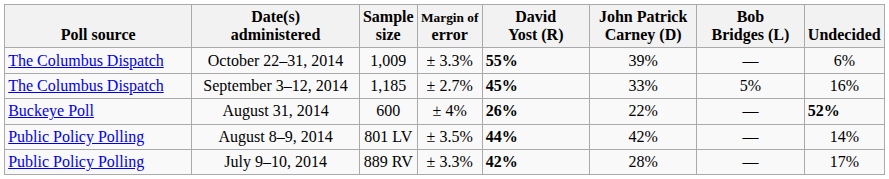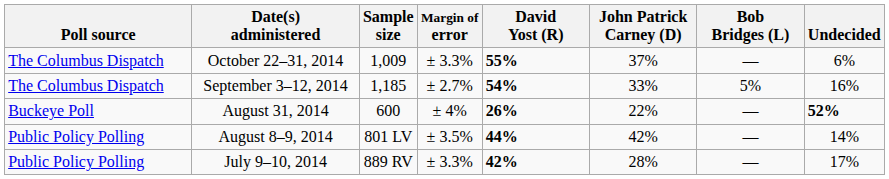(643, 60) 39% -> (643, 60) 37%
(502, 85) 45% -> (502, 85) 54%
